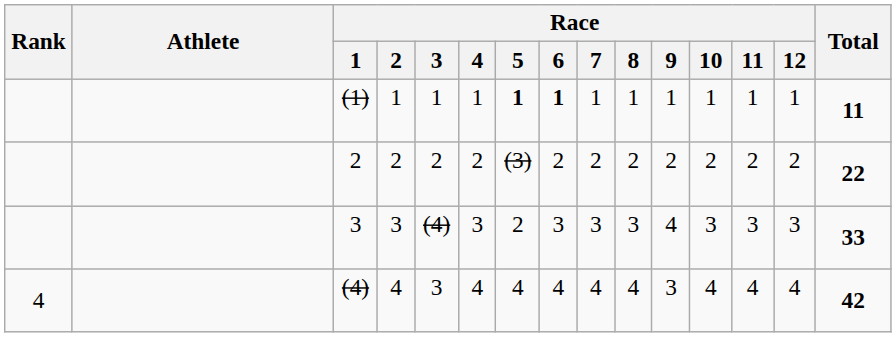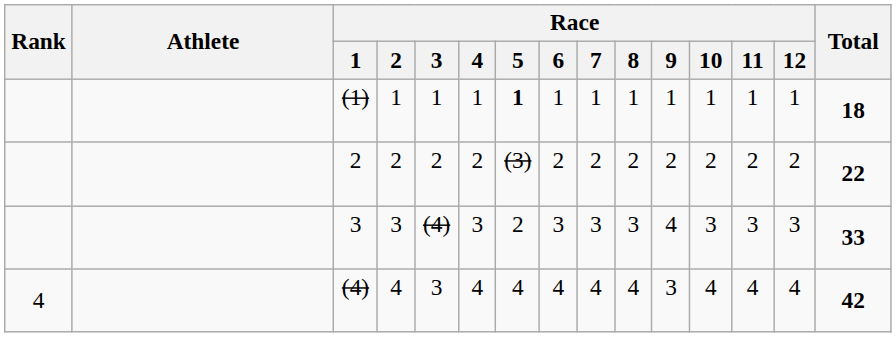(558, 110) bold -> (558, 110) normal
(853, 110) 11 -> (853, 110) 18
